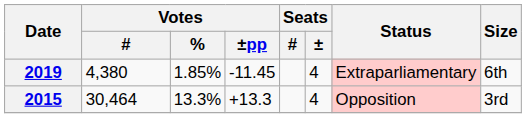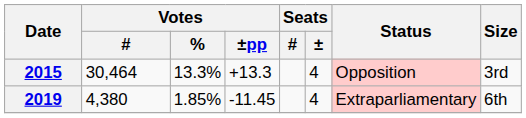rows swapped: (43, 98) <-> (43, 71)
